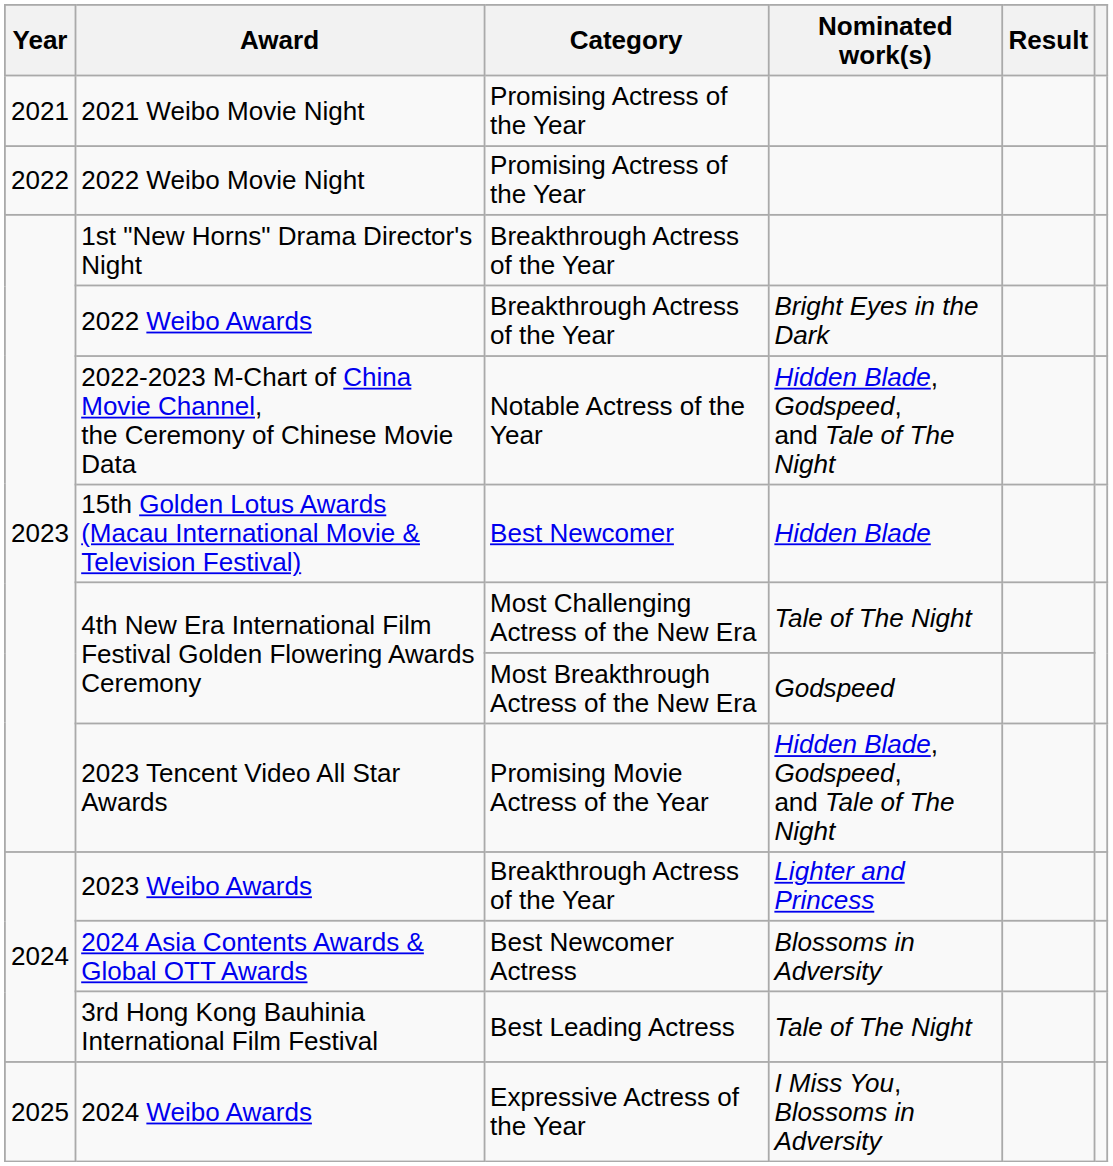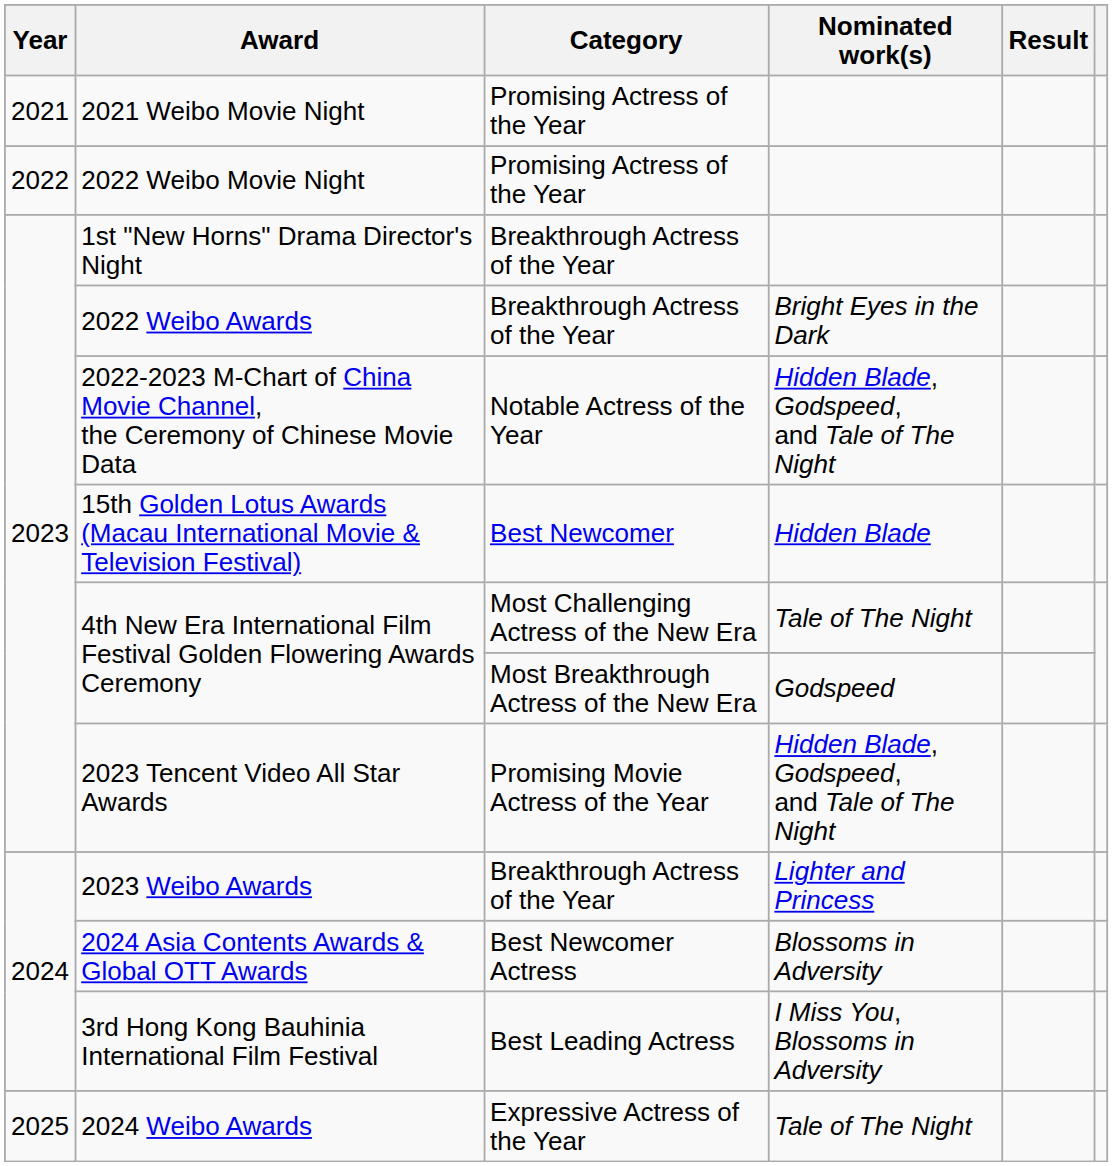(873, 1027) Tale of The Night -> (845, 1041) I Miss You, Blossoms in Adversity
(845, 1111) I Miss You, Blossoms in Adversity -> (873, 1126) Tale of The Night
